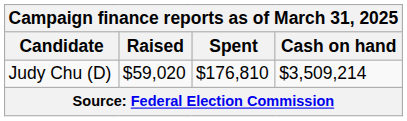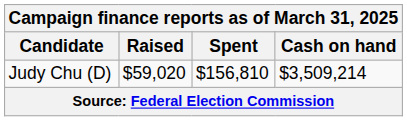(232, 73) $176,810 -> (232, 73) $156,810
